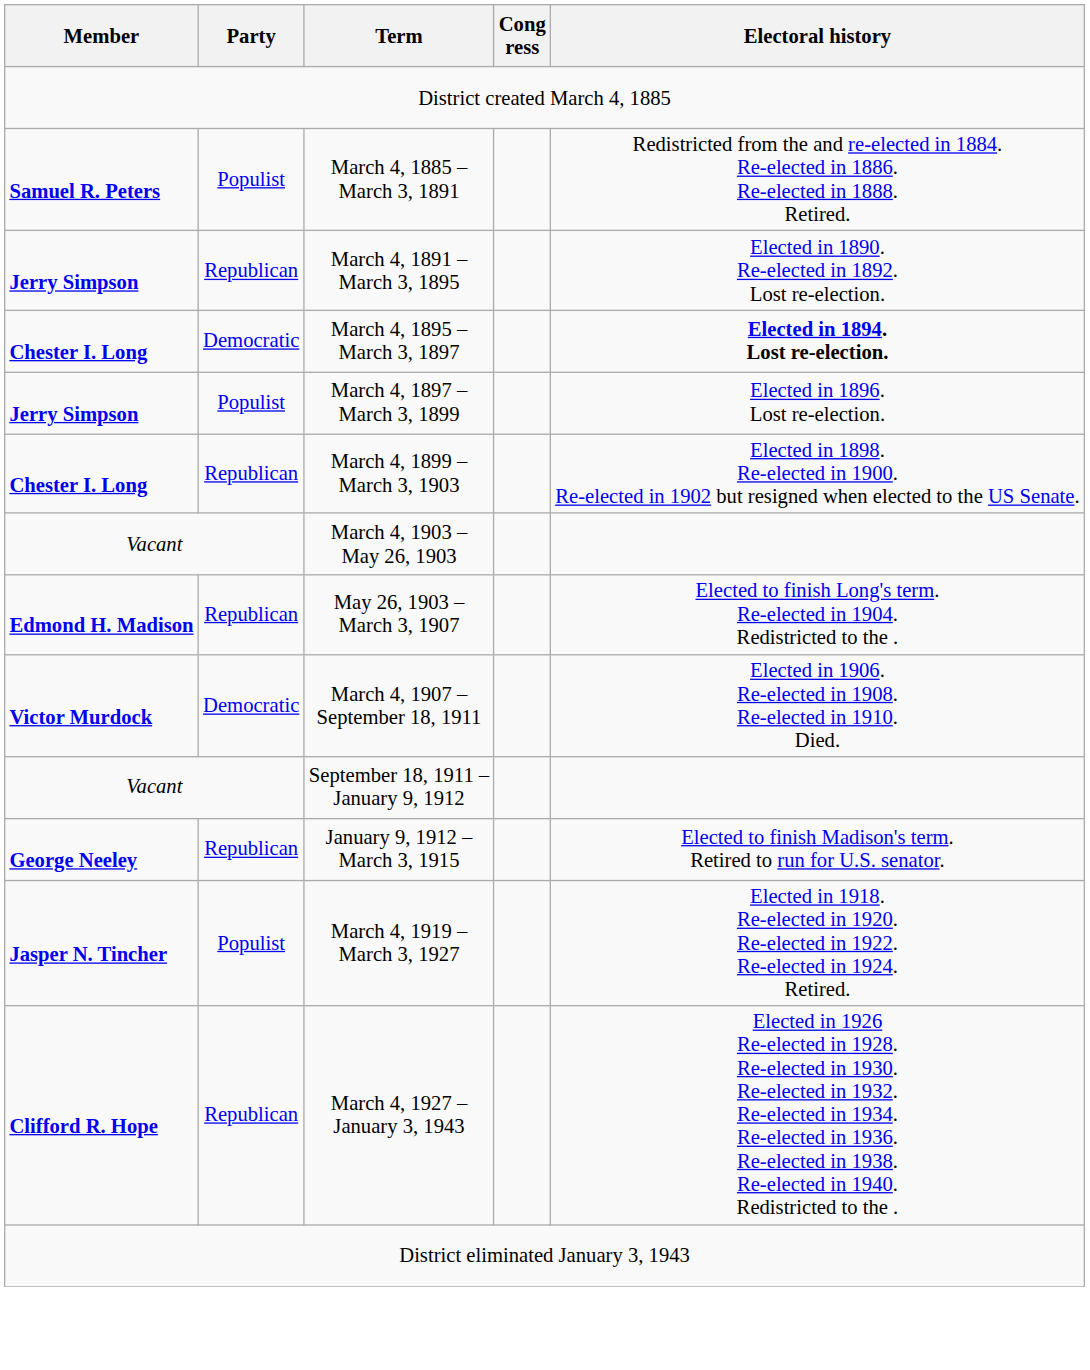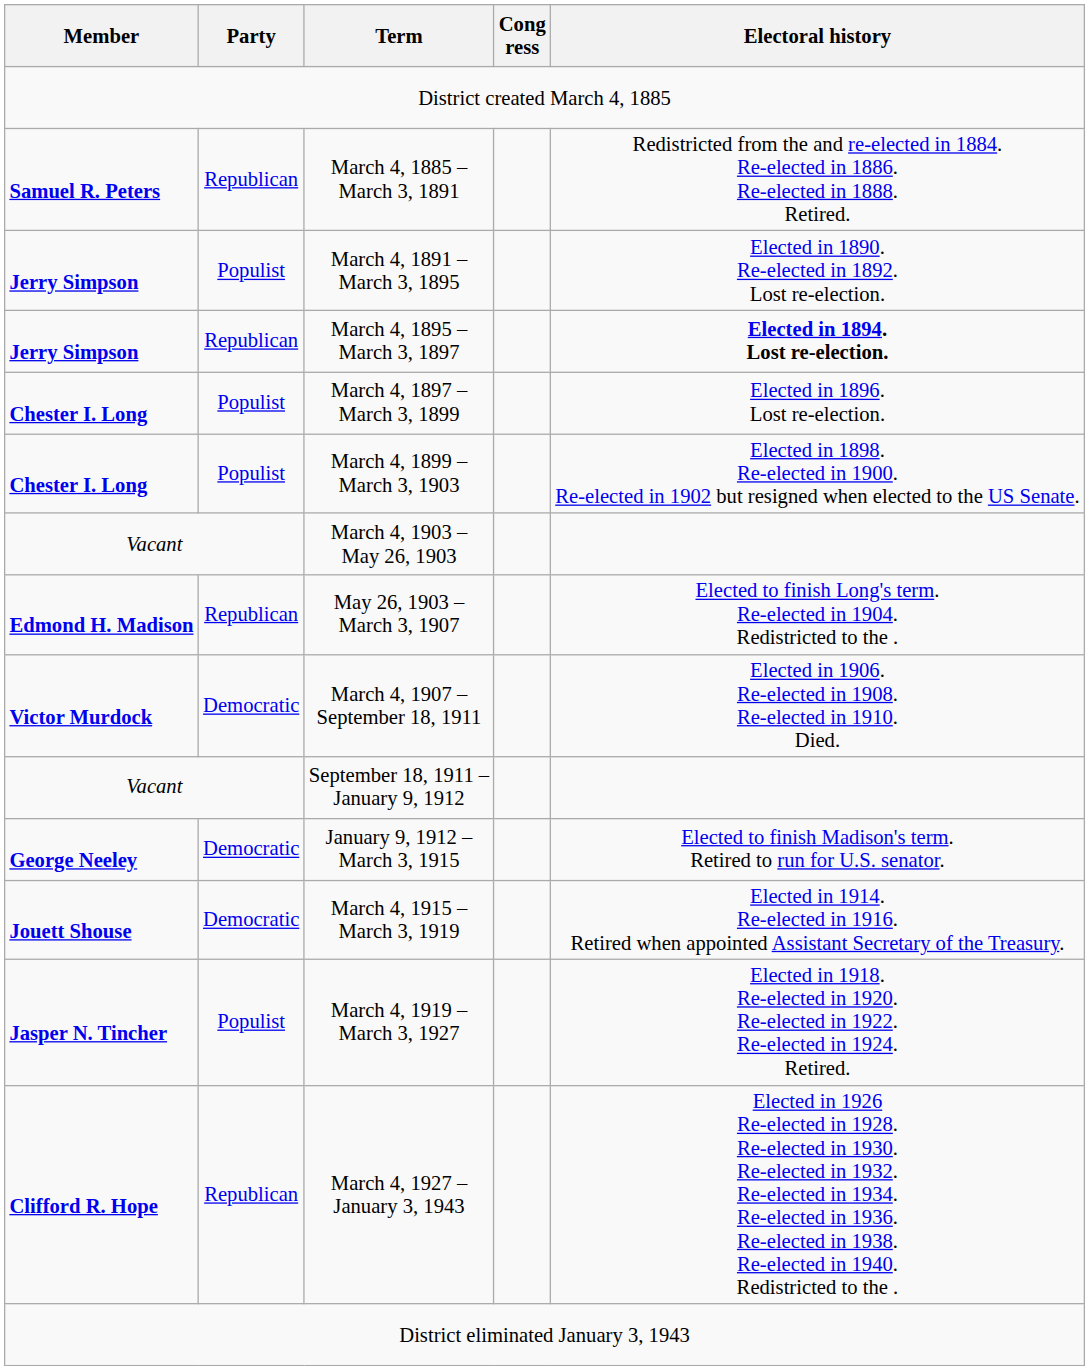(251, 179) Populist -> (251, 179) Republican
(251, 270) Republican -> (251, 270) Populist
(78, 352) Chester I. Long -> (74, 352) Jerry Simpson
(251, 340) Democratic -> (251, 340) Republican
(74, 414) Jerry Simpson -> (78, 414) Chester I. Long
(251, 473) Republican -> (251, 473) Populist
(251, 849) Republican -> (251, 849) Democratic
+ row: (399, 919)
